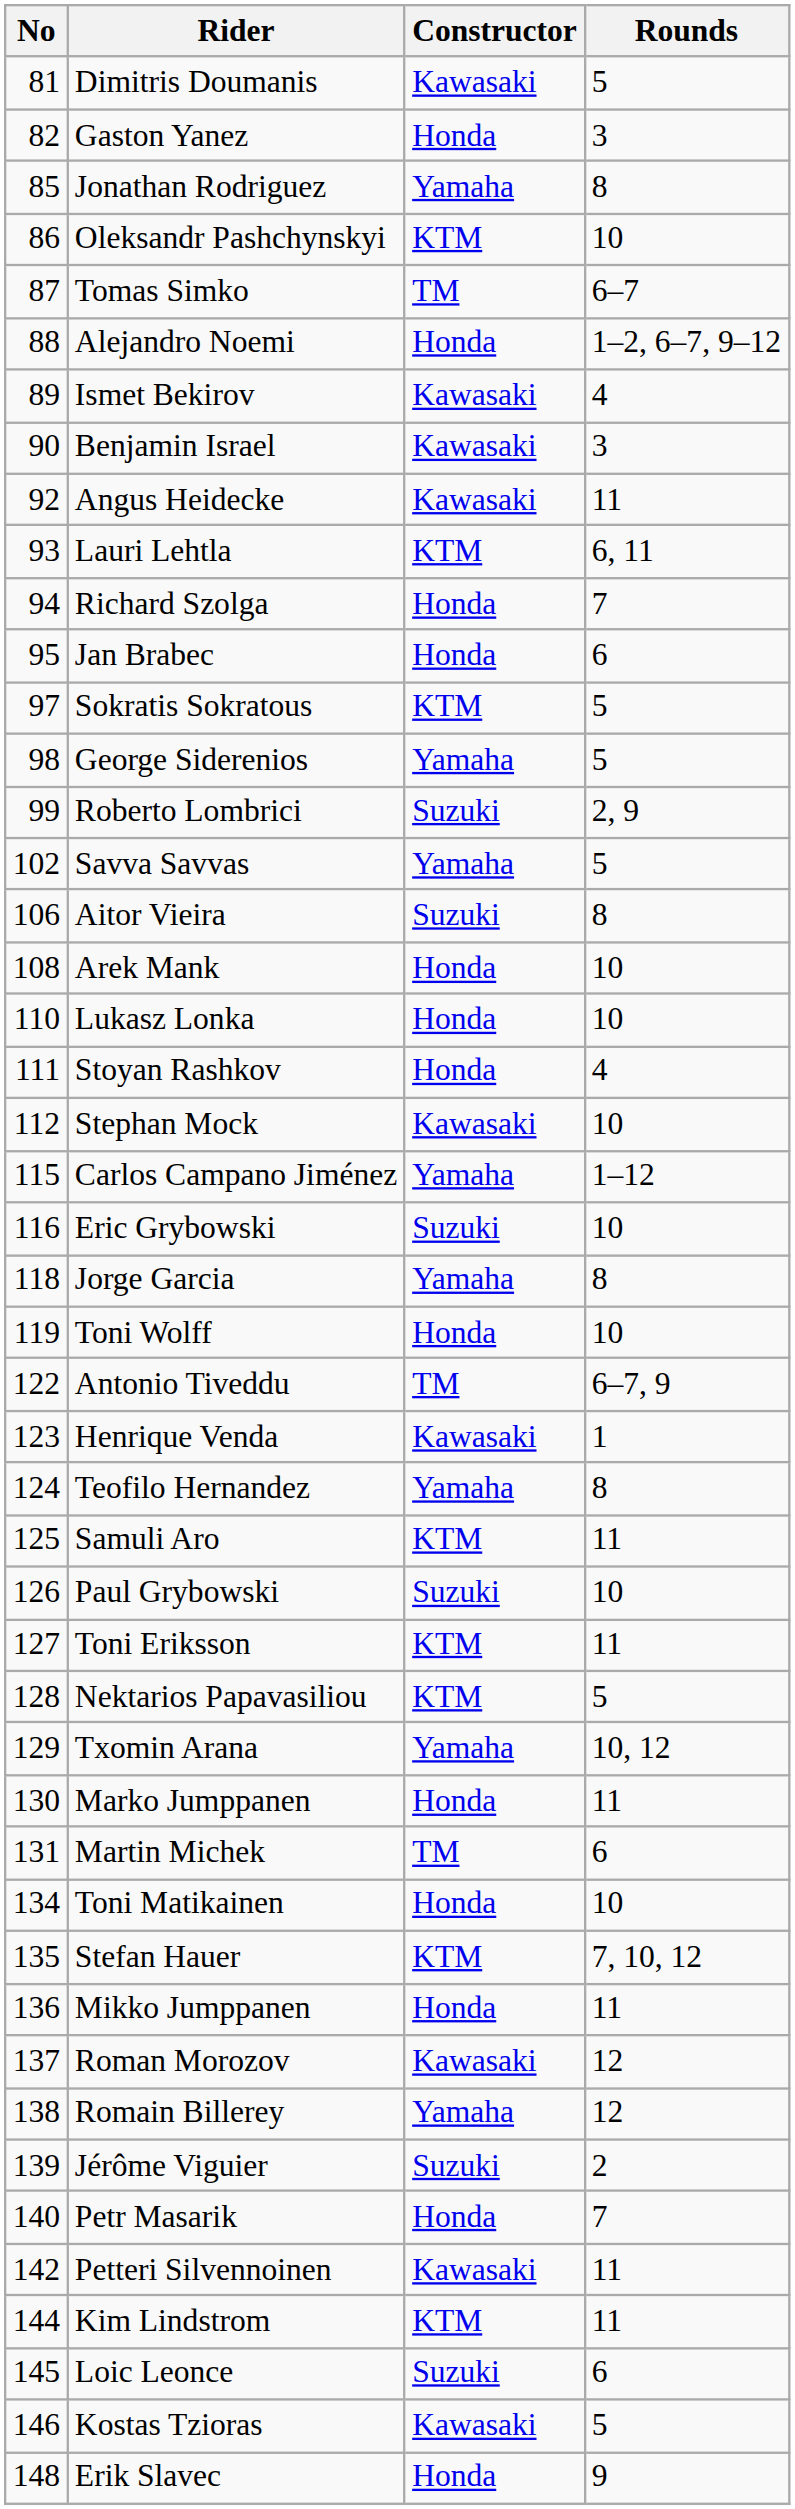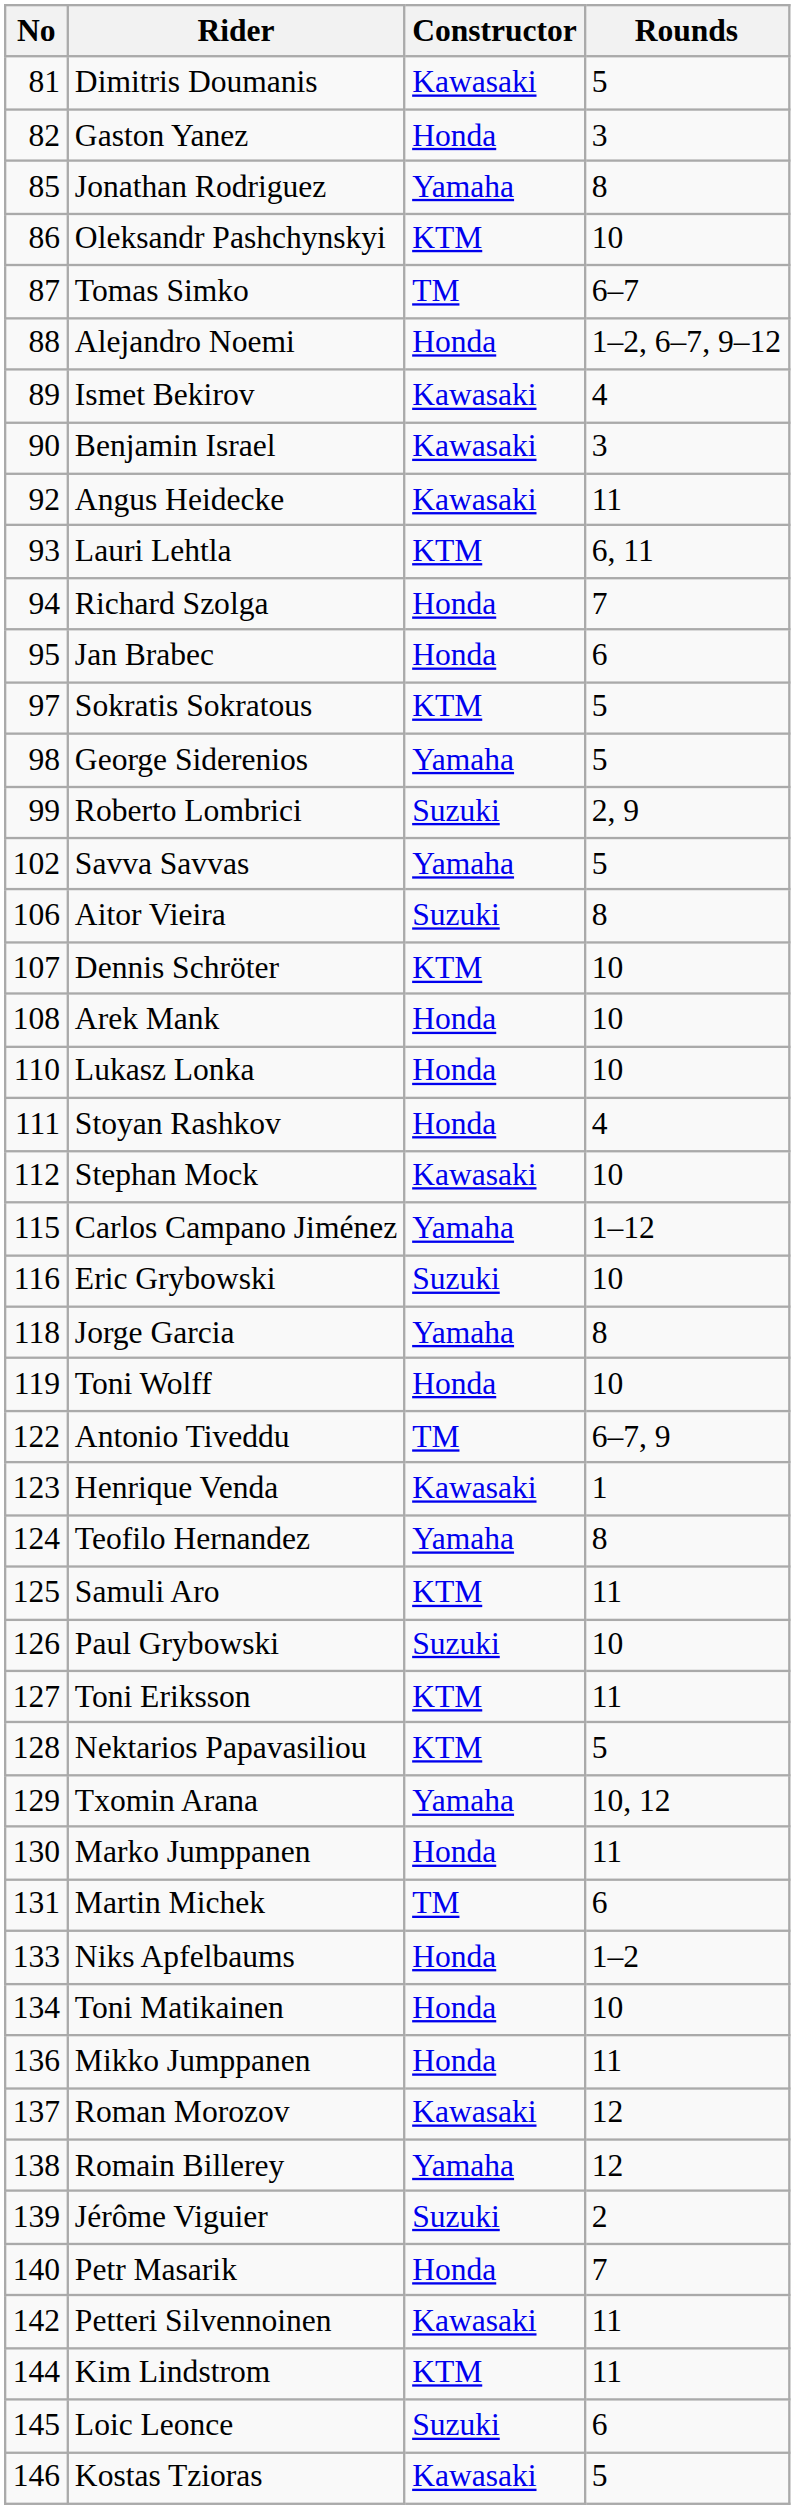+ row: (177, 967)
+ row: (185, 1956)
- row: (158, 1956)
- row: (148, 2476)
